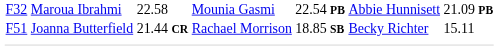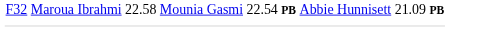- row: (16, 28)
